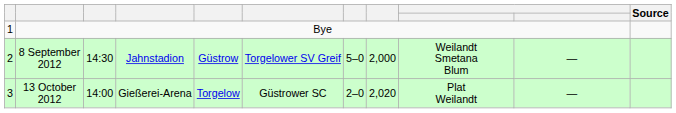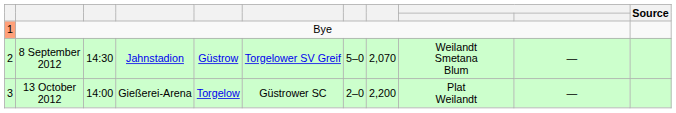(10, 29) no background -> (10, 29) lightsalmon background
(382, 58) 2,000 -> (382, 58) 2,070
(382, 93) 2,020 -> (382, 93) 2,200
